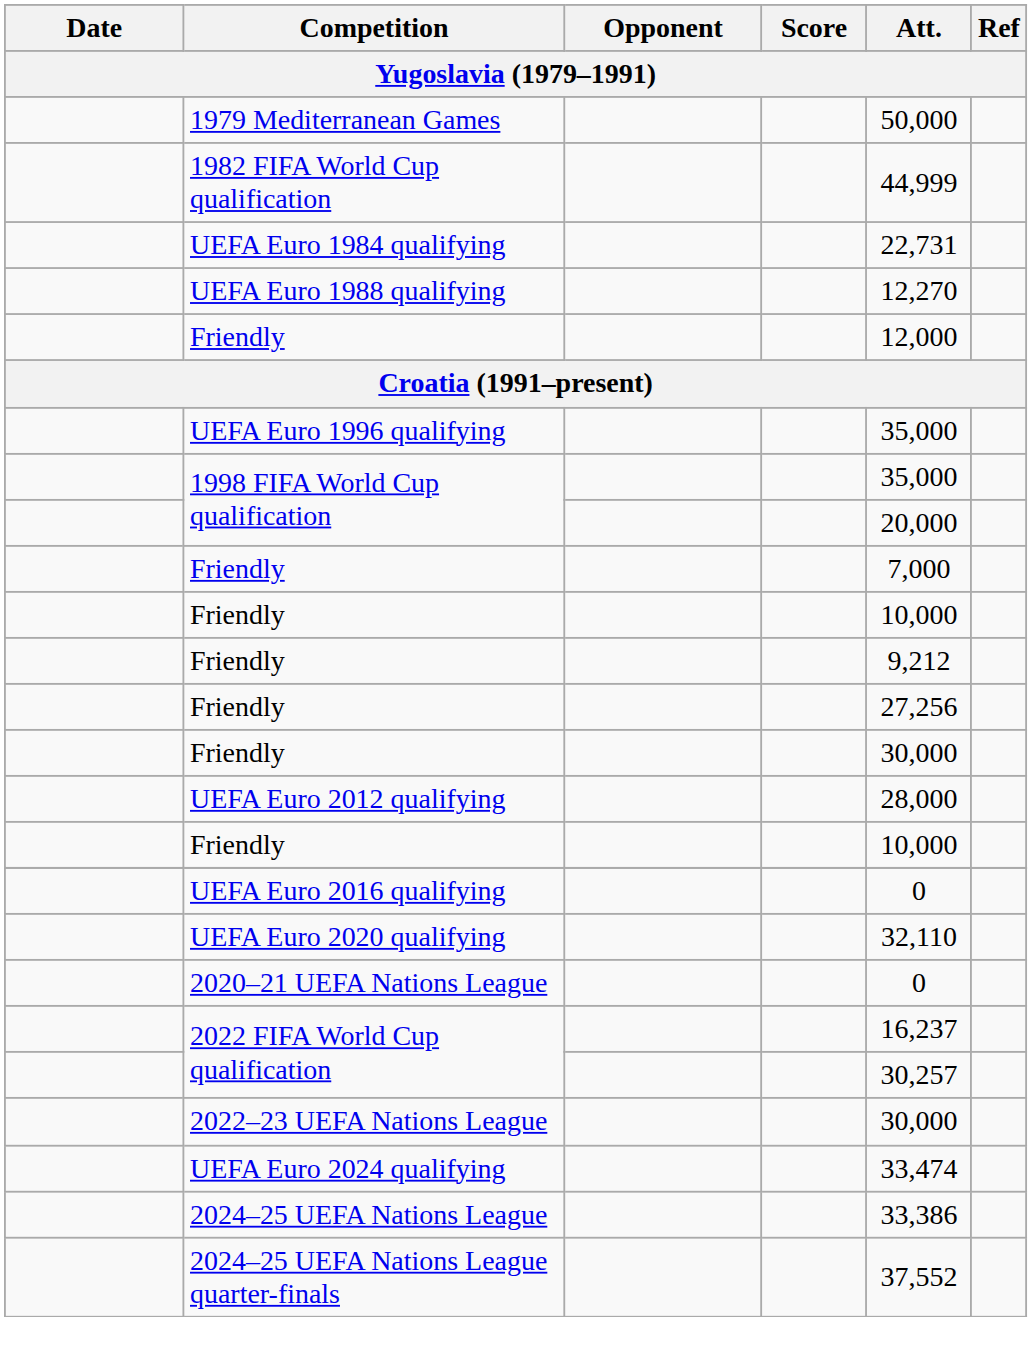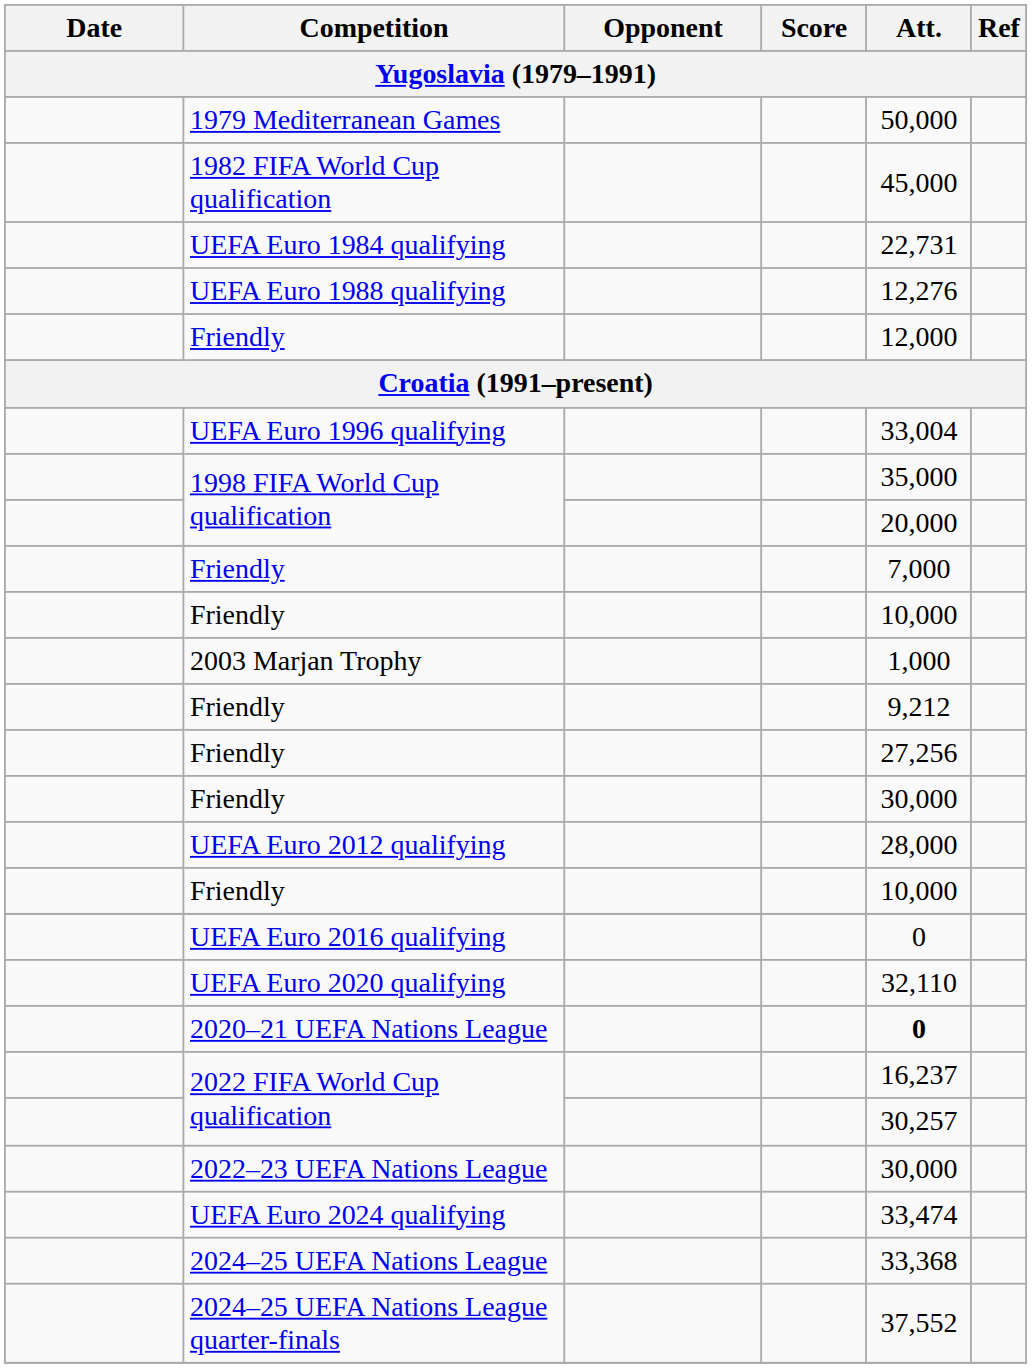(919, 182) 44,999 -> (919, 182) 45,000
(919, 291) 12,270 -> (919, 291) 12,276
(919, 429) 35,000 -> (919, 429) 33,004
+ row: (94, 661)
(919, 983) normal -> (919, 1029) bold
(919, 1213) 33,386 -> (919, 1259) 33,368
